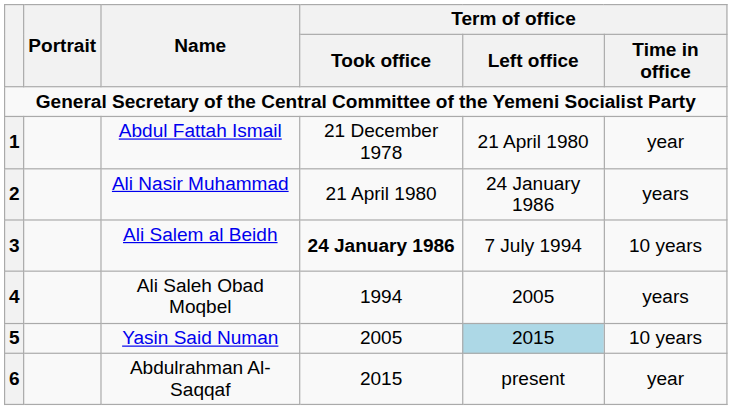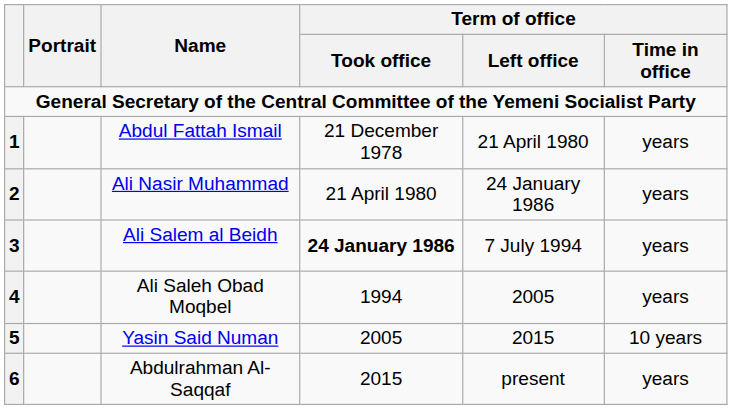(666, 142) year -> (666, 142) years
(666, 245) 10 years -> (666, 245) years
(533, 338) lightblue background -> (533, 338) no background
(666, 378) year -> (666, 378) years
